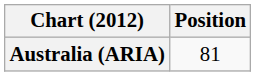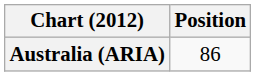(210, 53) 81 -> (210, 53) 86
